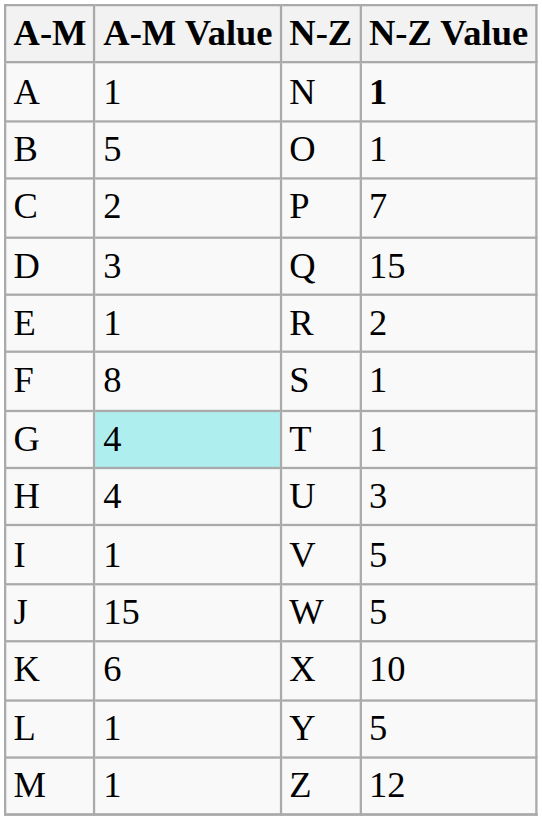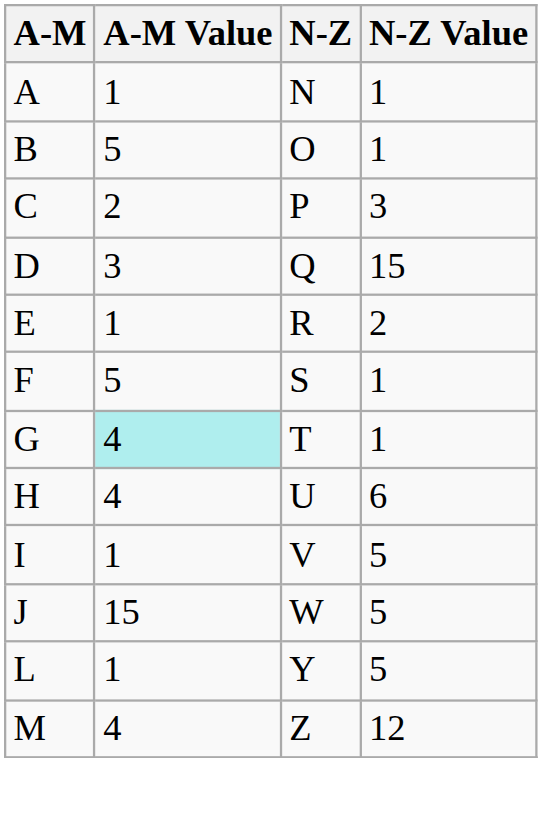(378, 91) bold -> (378, 91) normal
(378, 206) 7 -> (378, 206) 3
(112, 380) 8 -> (112, 380) 5
(378, 496) 3 -> (378, 496) 6
- row: (27, 669)
(112, 785) 1 -> (112, 727) 4
